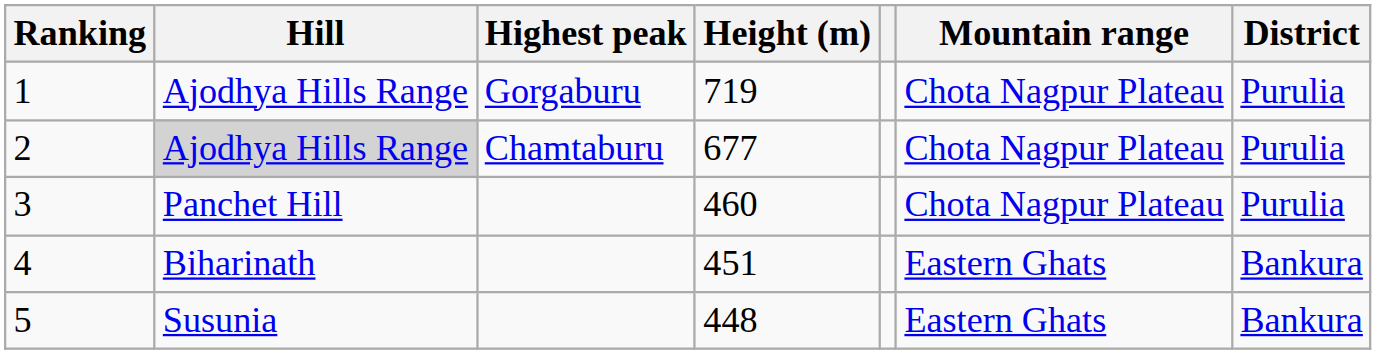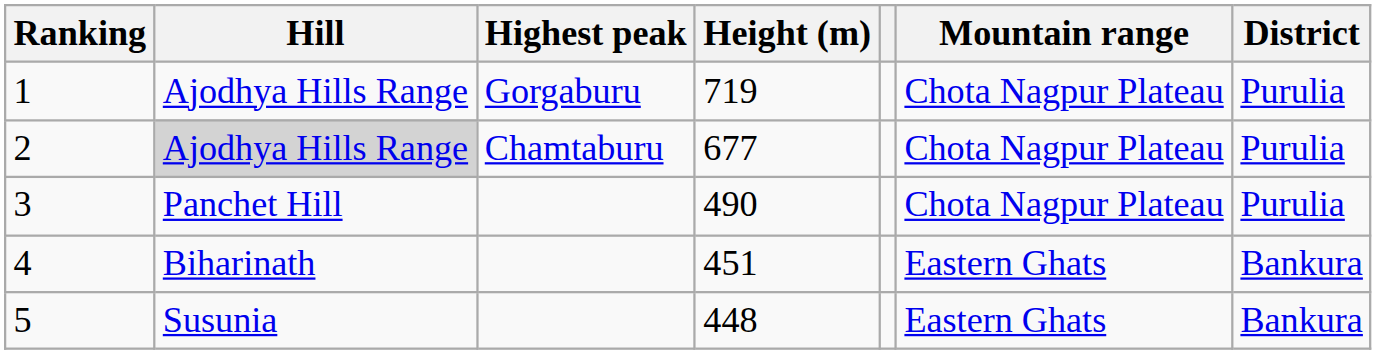(730, 205) 460 -> (730, 205) 490
